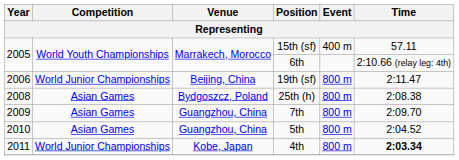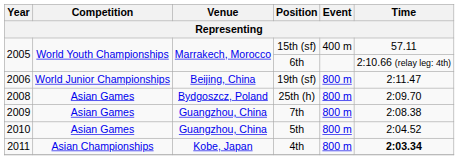(404, 96) 2:08.38 -> (404, 96) 2:09.70
(404, 113) 2:09.70 -> (404, 113) 2:08.38
(103, 146) World Junior Championships -> (103, 146) Asian Championships
